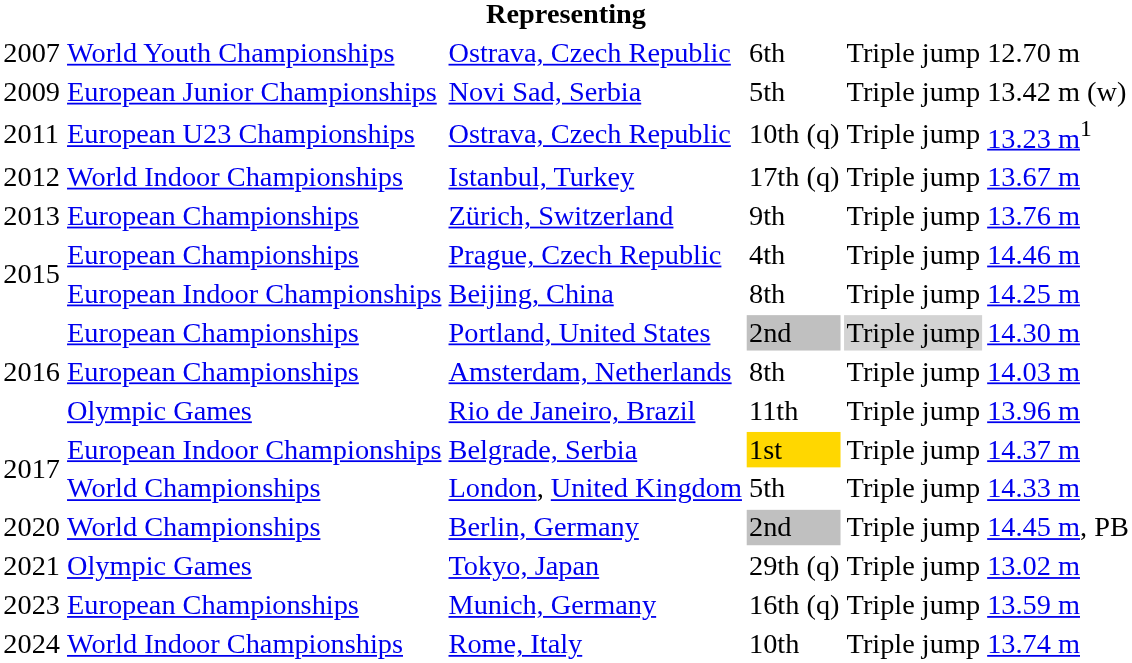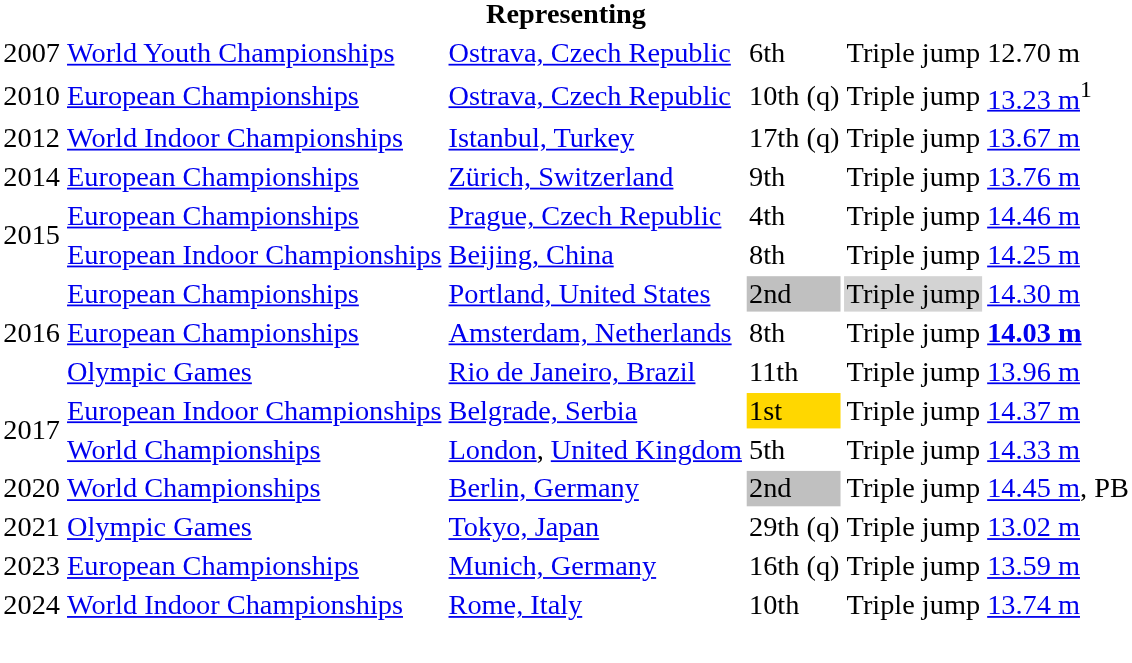- row: (545, 91)
(31, 134) 2011 -> (32, 95) 2010
(241, 134) European U23 Championships -> (213, 95) European Championships
(32, 216) 2013 -> (32, 177) 2014
(1034, 371) normal -> (1034, 333) bold
